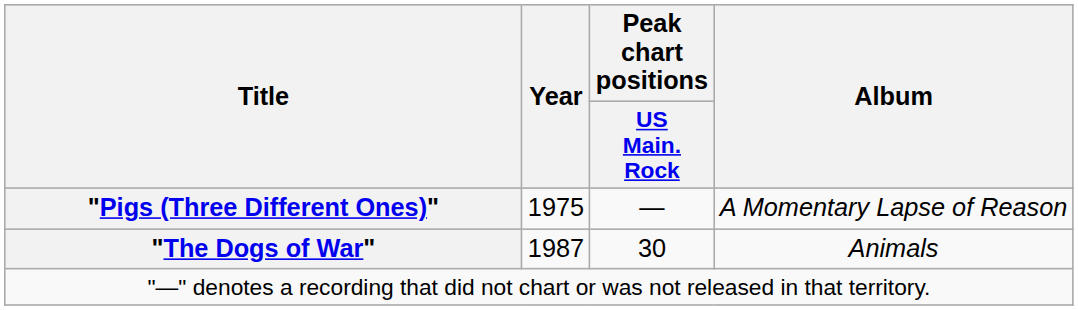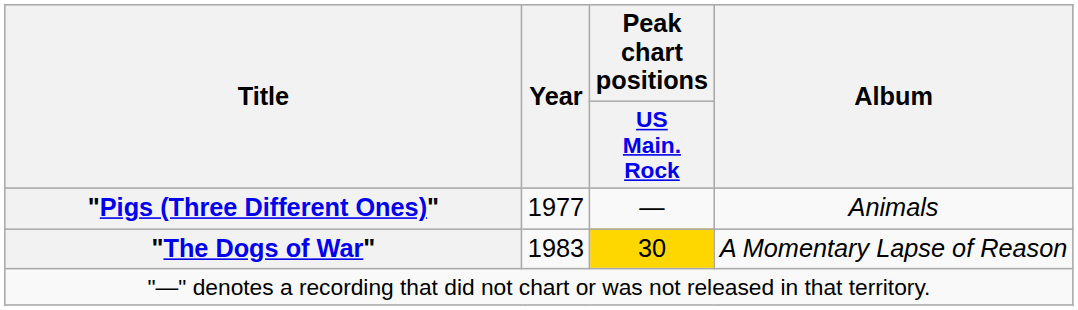(556, 208) 1975 -> (556, 208) 1977
(894, 208) A Momentary Lapse of Reason -> (894, 208) Animals
(556, 248) 1987 -> (556, 248) 1983
(652, 248) no background -> (652, 248) gold background
(894, 248) Animals -> (894, 248) A Momentary Lapse of Reason
